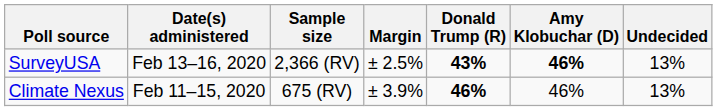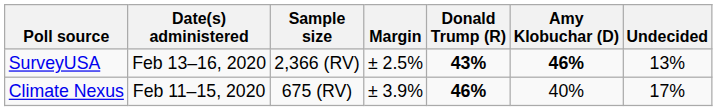(566, 91) 46% -> (566, 91) 40%
(667, 91) 13% -> (667, 91) 17%
